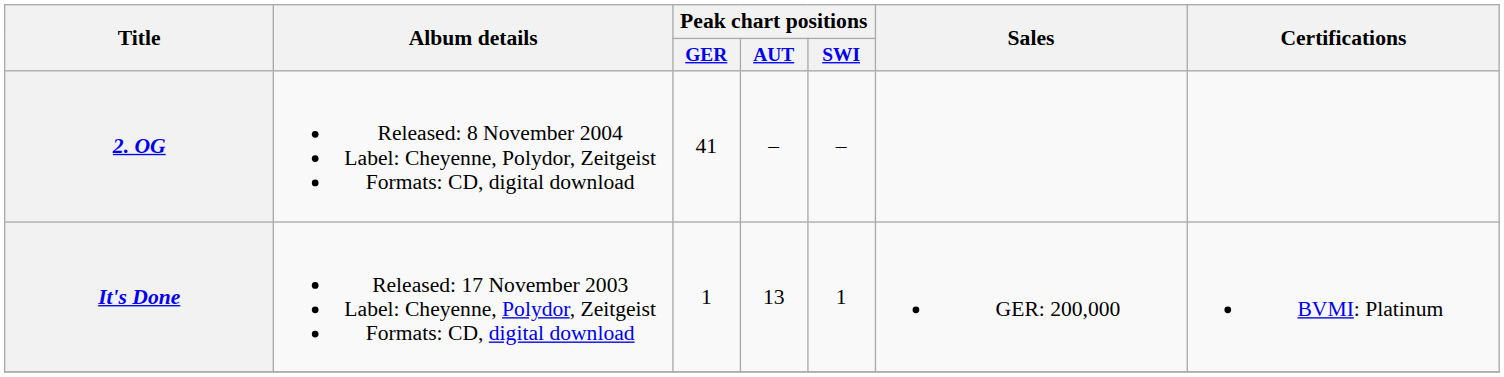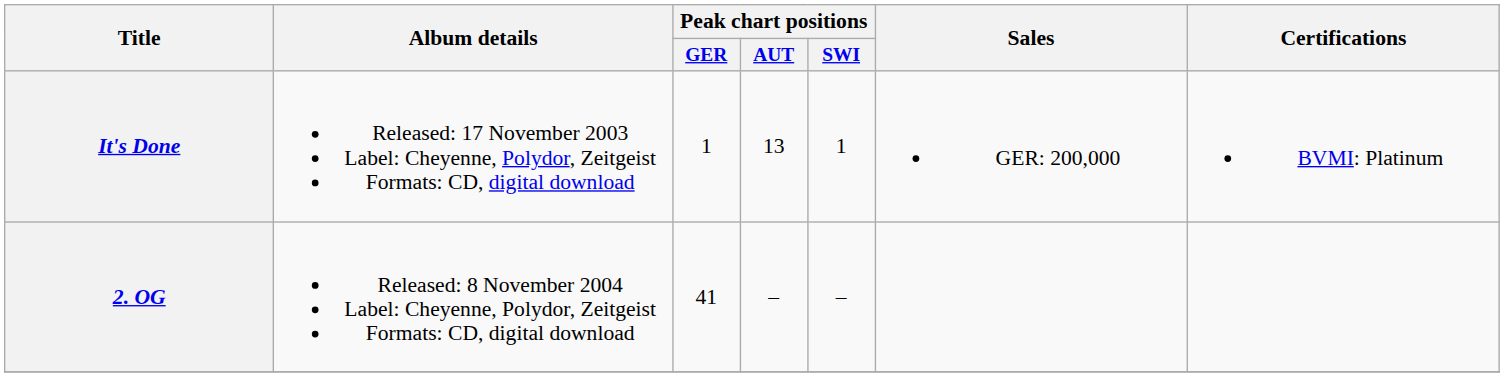rows swapped: (139, 296) <-> (139, 145)
